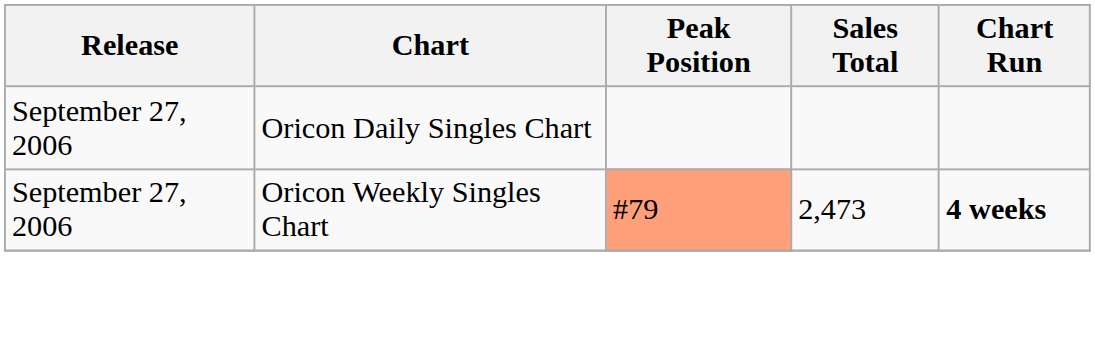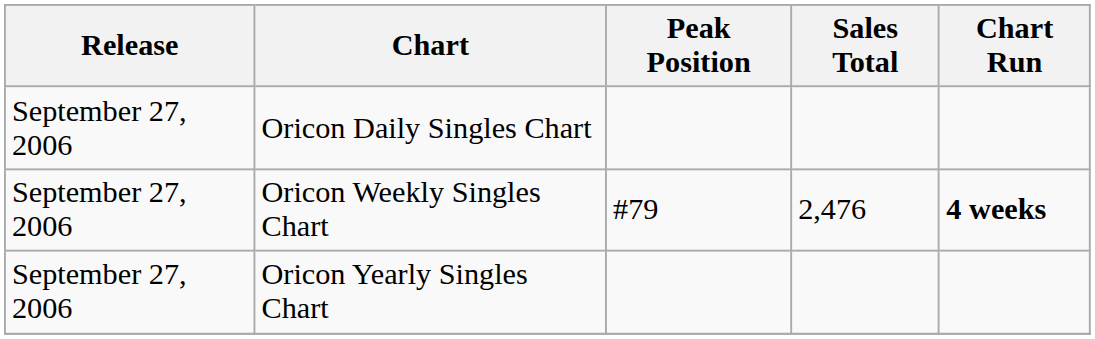(636, 209) lightsalmon background -> (636, 209) no background
(832, 209) 2,473 -> (832, 209) 2,476
+ row: (395, 291)
